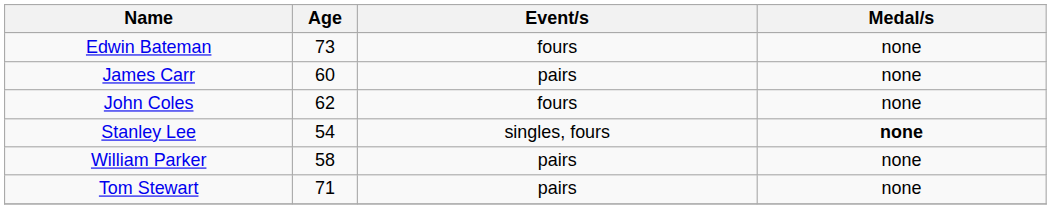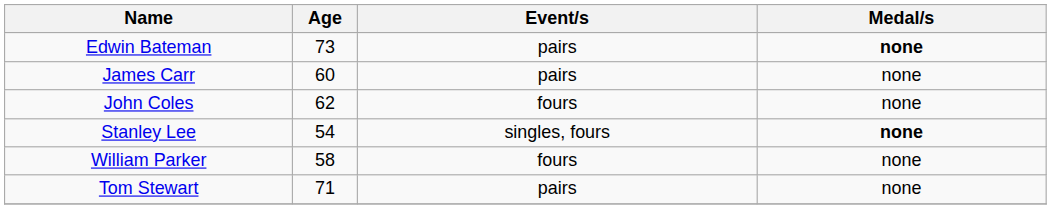(557, 47) fours -> (557, 47) pairs
(901, 47) normal -> (901, 47) bold
(557, 160) pairs -> (557, 160) fours
